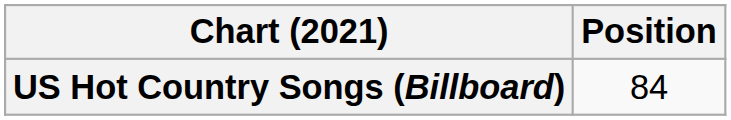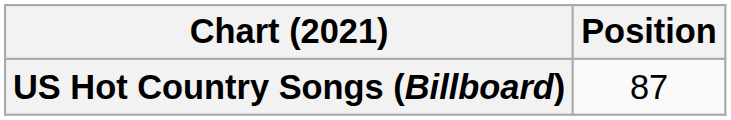(649, 86) 84 -> (649, 86) 87
